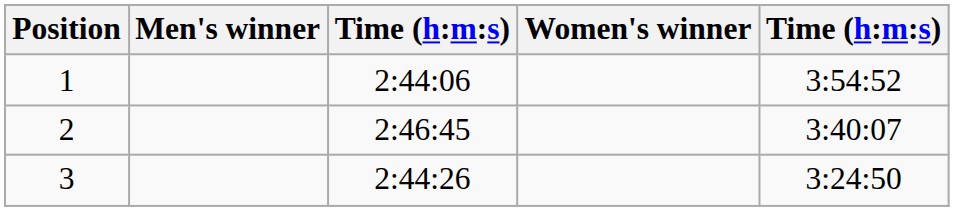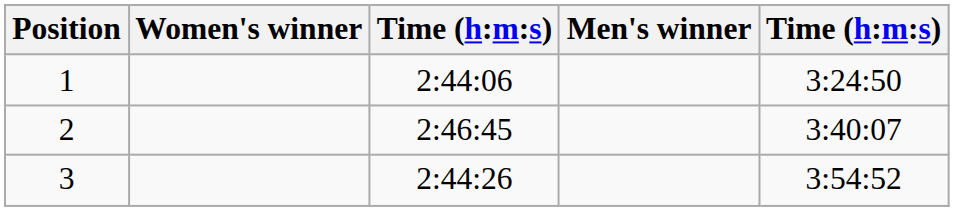columns swapped: (228, 29) <-> (638, 29)
(854, 79) 3:54:52 -> (854, 79) 3:24:50
(854, 179) 3:24:50 -> (854, 179) 3:54:52
